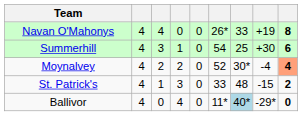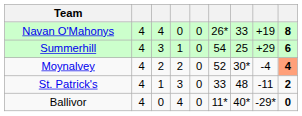(265, 48) +30 -> (265, 48) +29
(265, 84) -15 -> (265, 84) -11
(242, 102) lightblue background -> (242, 102) no background
